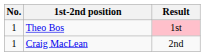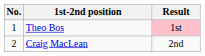(14, 43) 1 -> (14, 43) 2
